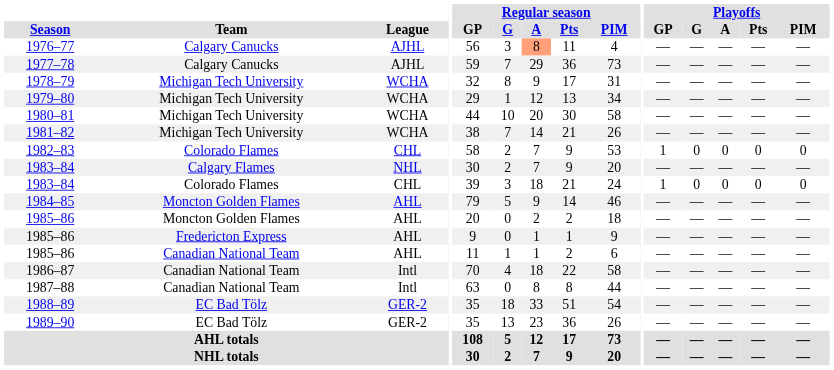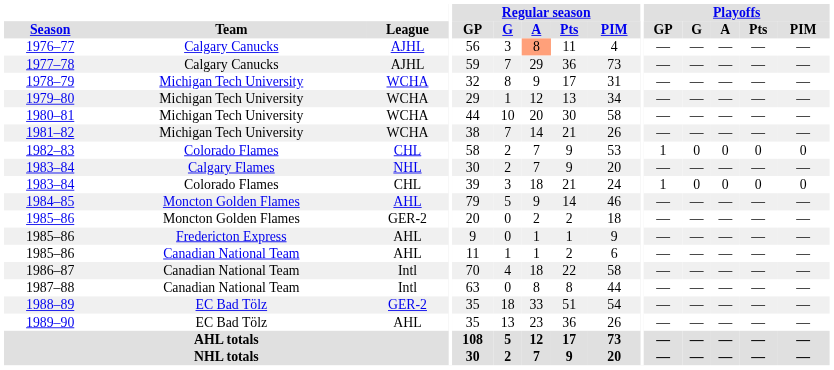(407, 219) AHL -> (407, 219) GER-2
(407, 322) GER-2 -> (407, 322) AHL
